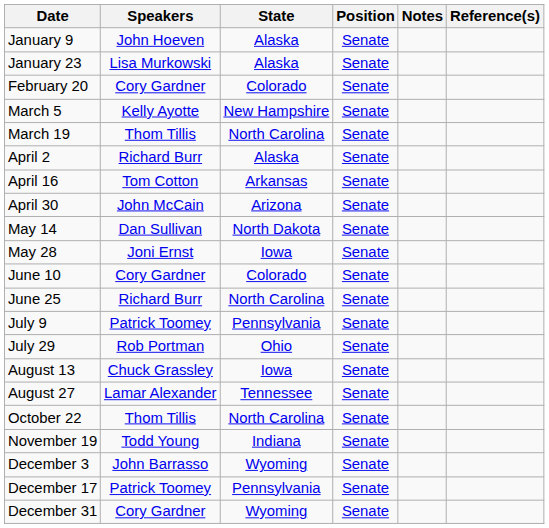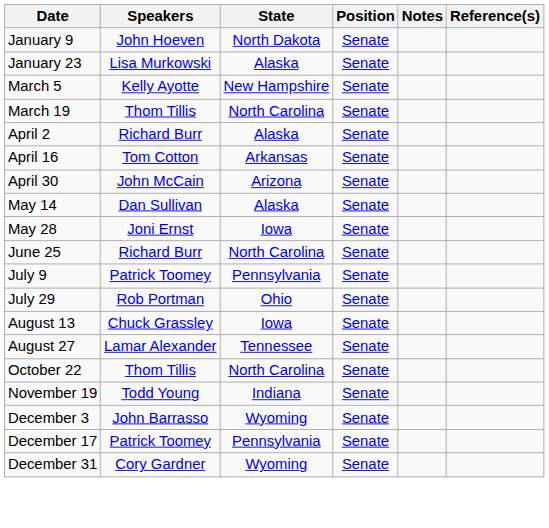(276, 39) Alaska -> (276, 39) North Dakota
- row: (48, 87)
(276, 228) North Dakota -> (276, 205) Alaska
- row: (34, 275)
